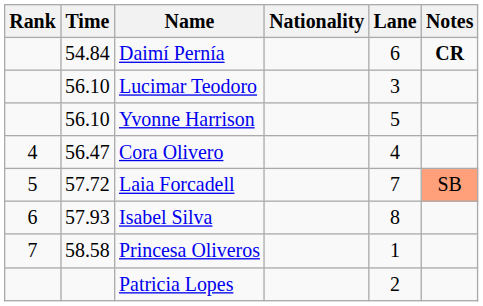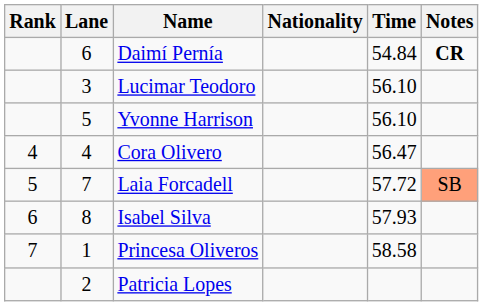columns swapped: (395, 21) <-> (87, 21)
